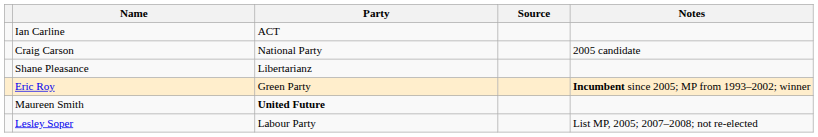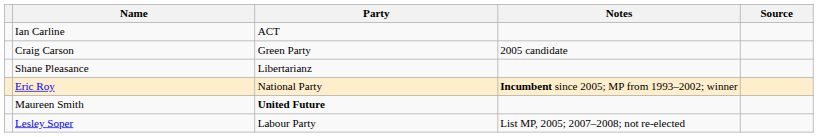columns swapped: (692, 13) <-> (534, 13)
(290, 50) National Party -> (284, 50) Green Party
(284, 87) Green Party -> (290, 87) National Party
